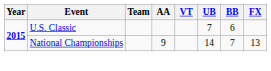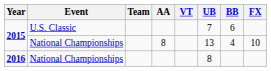(163, 43) 9 -> (163, 43) 8
(209, 43) 14 -> (209, 43) 13
(232, 43) 7 -> (232, 43) 4
(255, 43) 13 -> (255, 43) 10
+ row: (16, 59)
